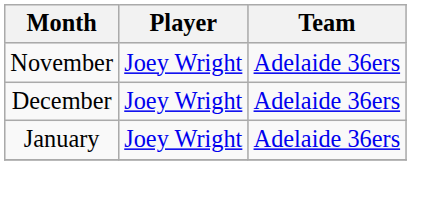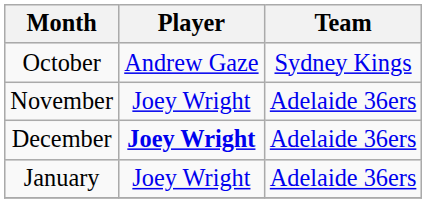+ row: (62, 62)
(183, 100) normal -> (191, 139) bold
